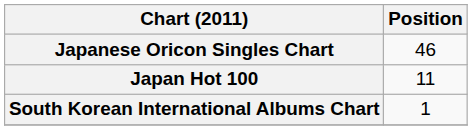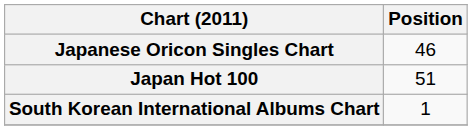(426, 79) 11 -> (426, 79) 51
